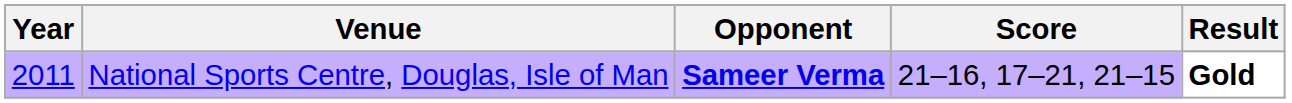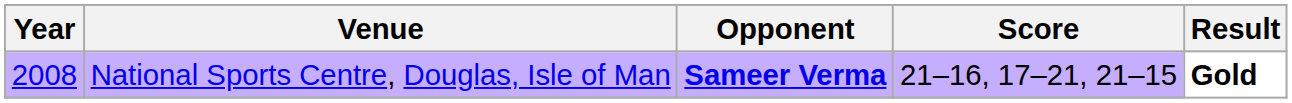(43, 75) 2011 -> (44, 75) 2008
